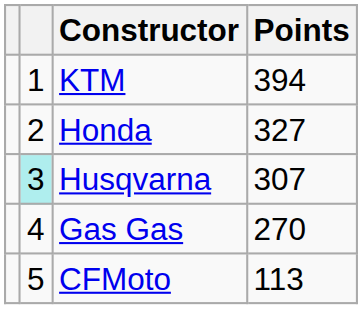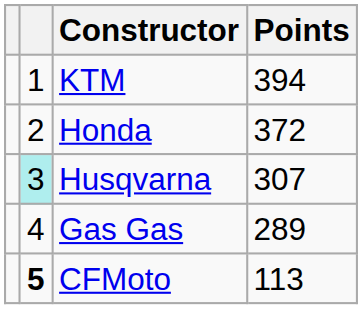(280, 130) 327 -> (280, 130) 372
(280, 229) 270 -> (280, 229) 289
(36, 279) normal -> (36, 279) bold
